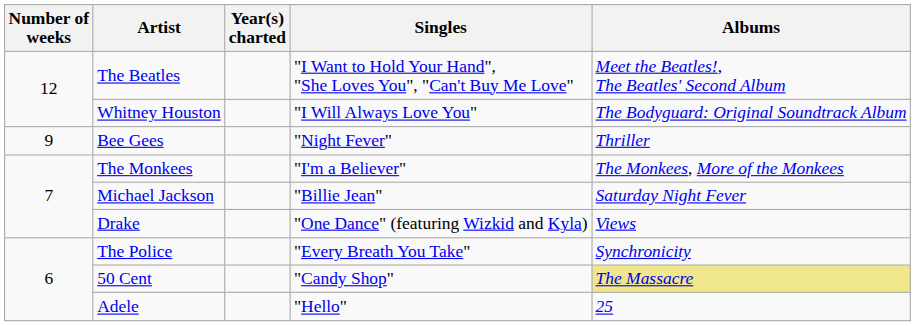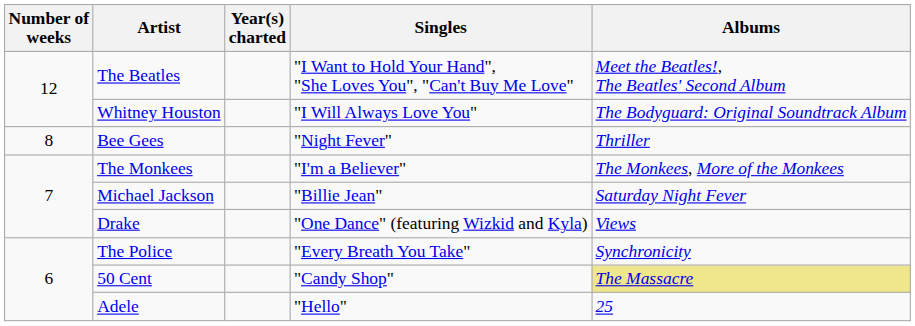(49, 140) 9 -> (49, 140) 8
